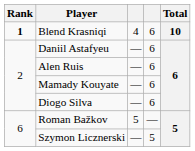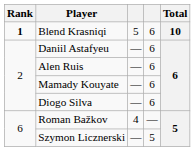(136, 31) 4 -> (136, 31) 5
(136, 119) 5 -> (136, 119) 4
